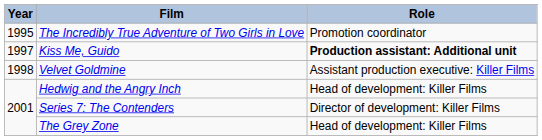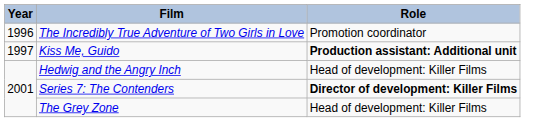(20, 33) 1995 -> (20, 33) 1996
- row: (82, 70)
(405, 108) normal -> (413, 89) bold
